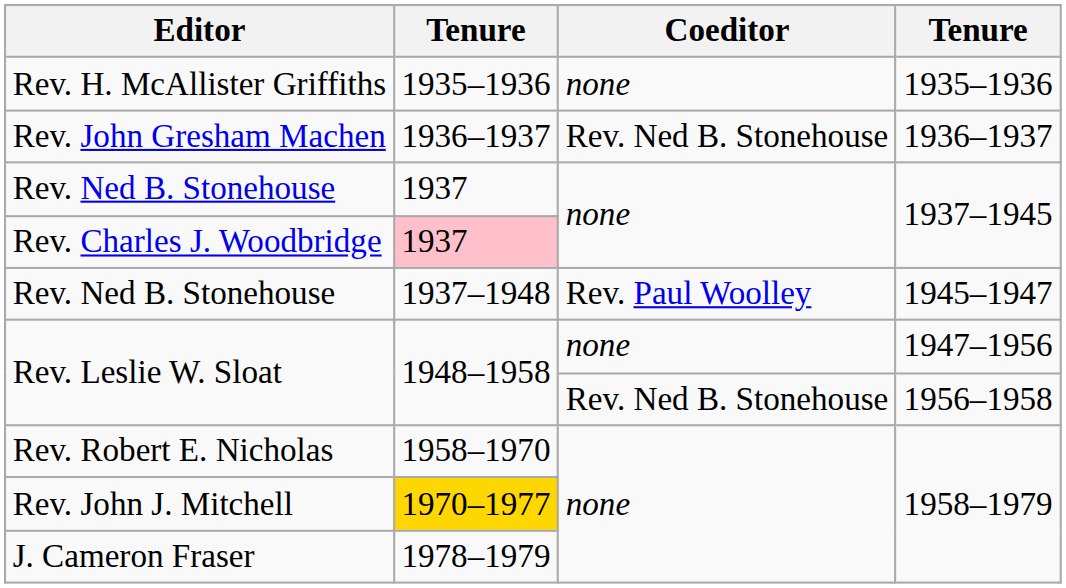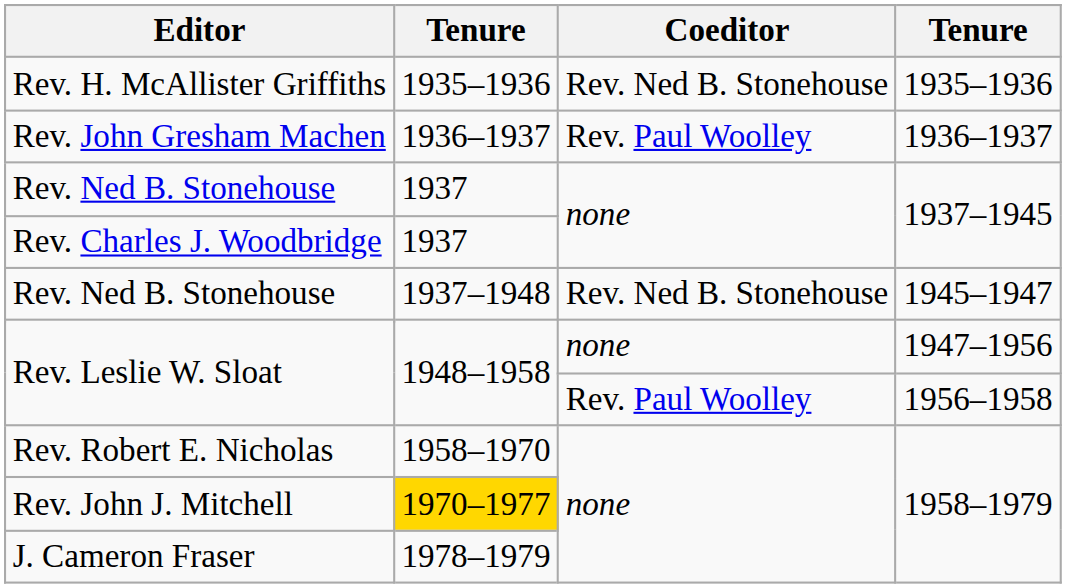(598, 83) none -> (727, 83) Rev. Ned B. Stonehouse
(727, 135) Rev. Ned B. Stonehouse -> (689, 135) Rev. Paul Woolley
(435, 240) pink background -> (435, 240) no background
(689, 293) Rev. Paul Woolley -> (727, 293) Rev. Ned B. Stonehouse
(727, 398) Rev. Ned B. Stonehouse -> (689, 398) Rev. Paul Woolley
